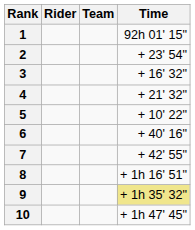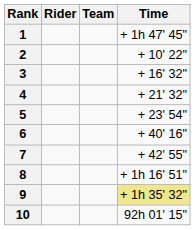(156, 34) 92h 01' 15" -> (154, 34) + 1h 47' 45"
(162, 54) + 23' 54" -> (162, 54) + 10' 22"
(162, 114) + 10' 22" -> (162, 114) + 23' 54"
(154, 214) + 1h 47' 45" -> (156, 214) 92h 01' 15"
